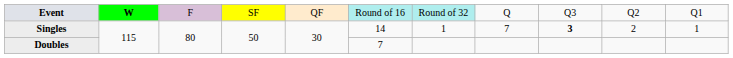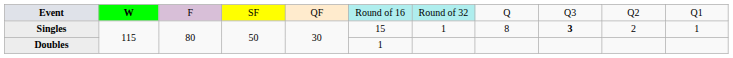(380, 29) 14 -> (380, 29) 15
(507, 29) 7 -> (507, 29) 8
(380, 45) 7 -> (380, 45) 1
